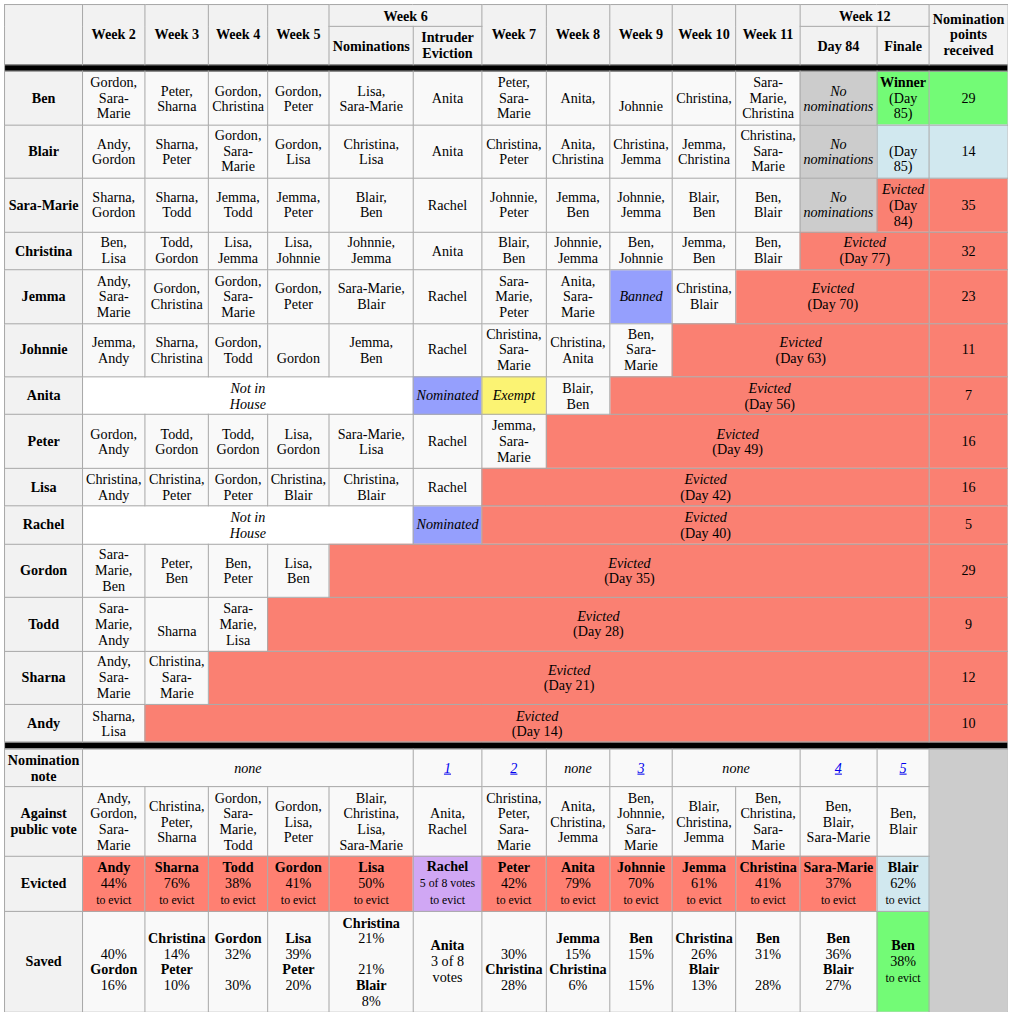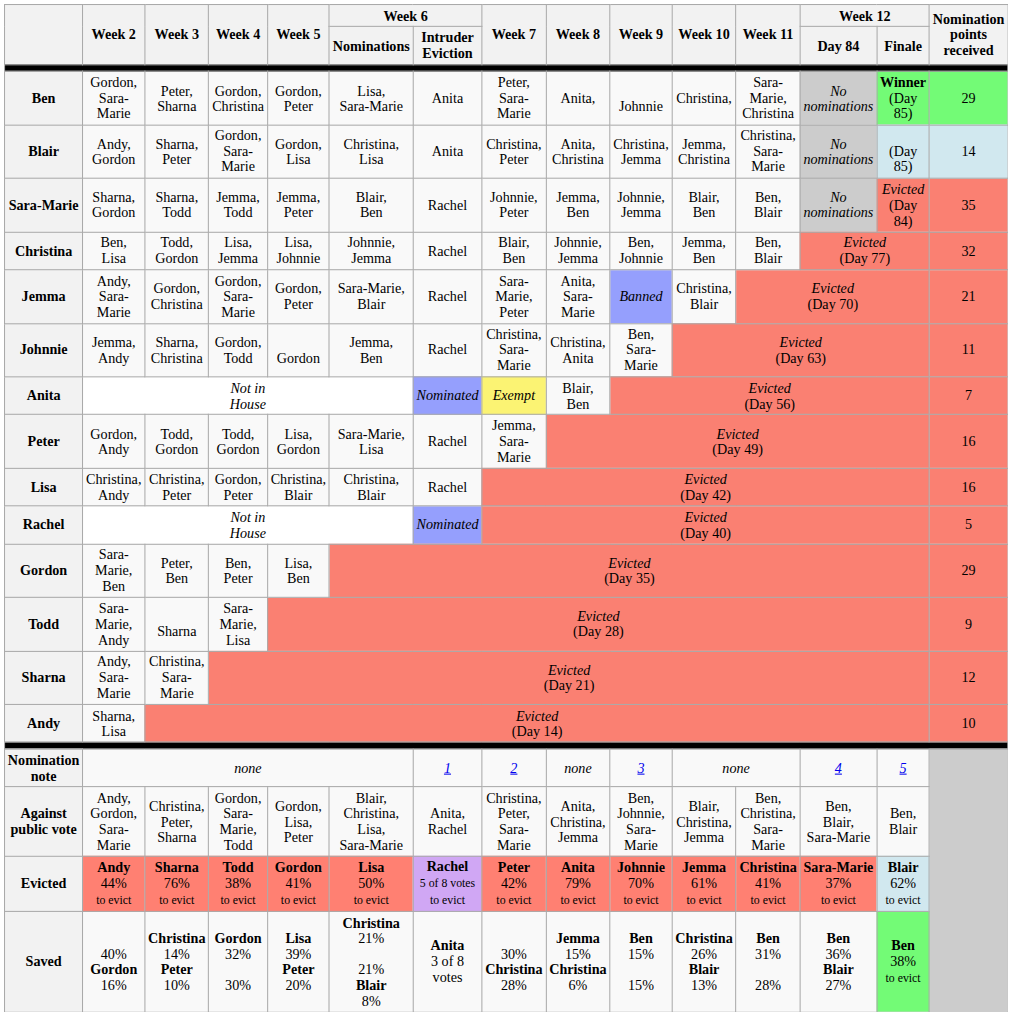(447, 250) Anita -> (447, 250) Rachel
(969, 296) 23 -> (969, 296) 21
